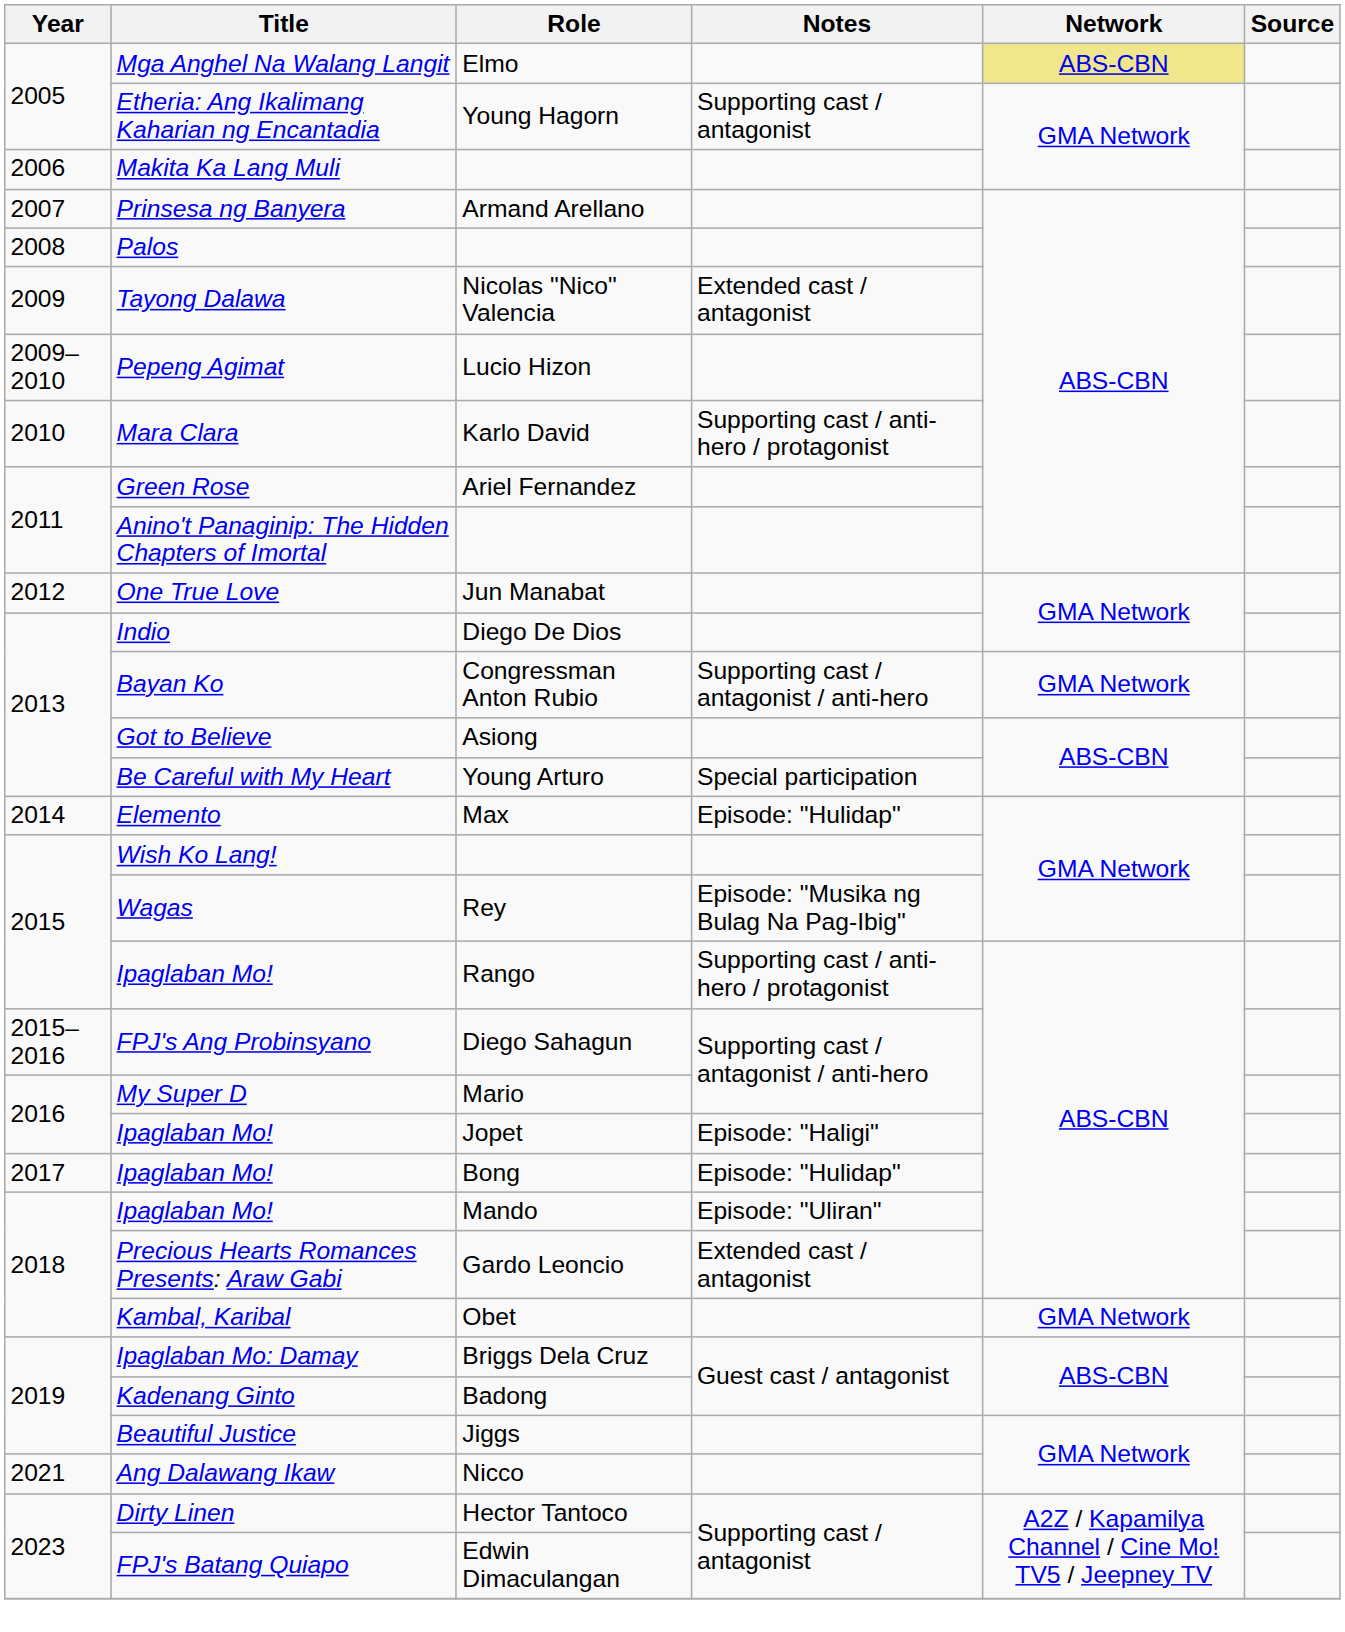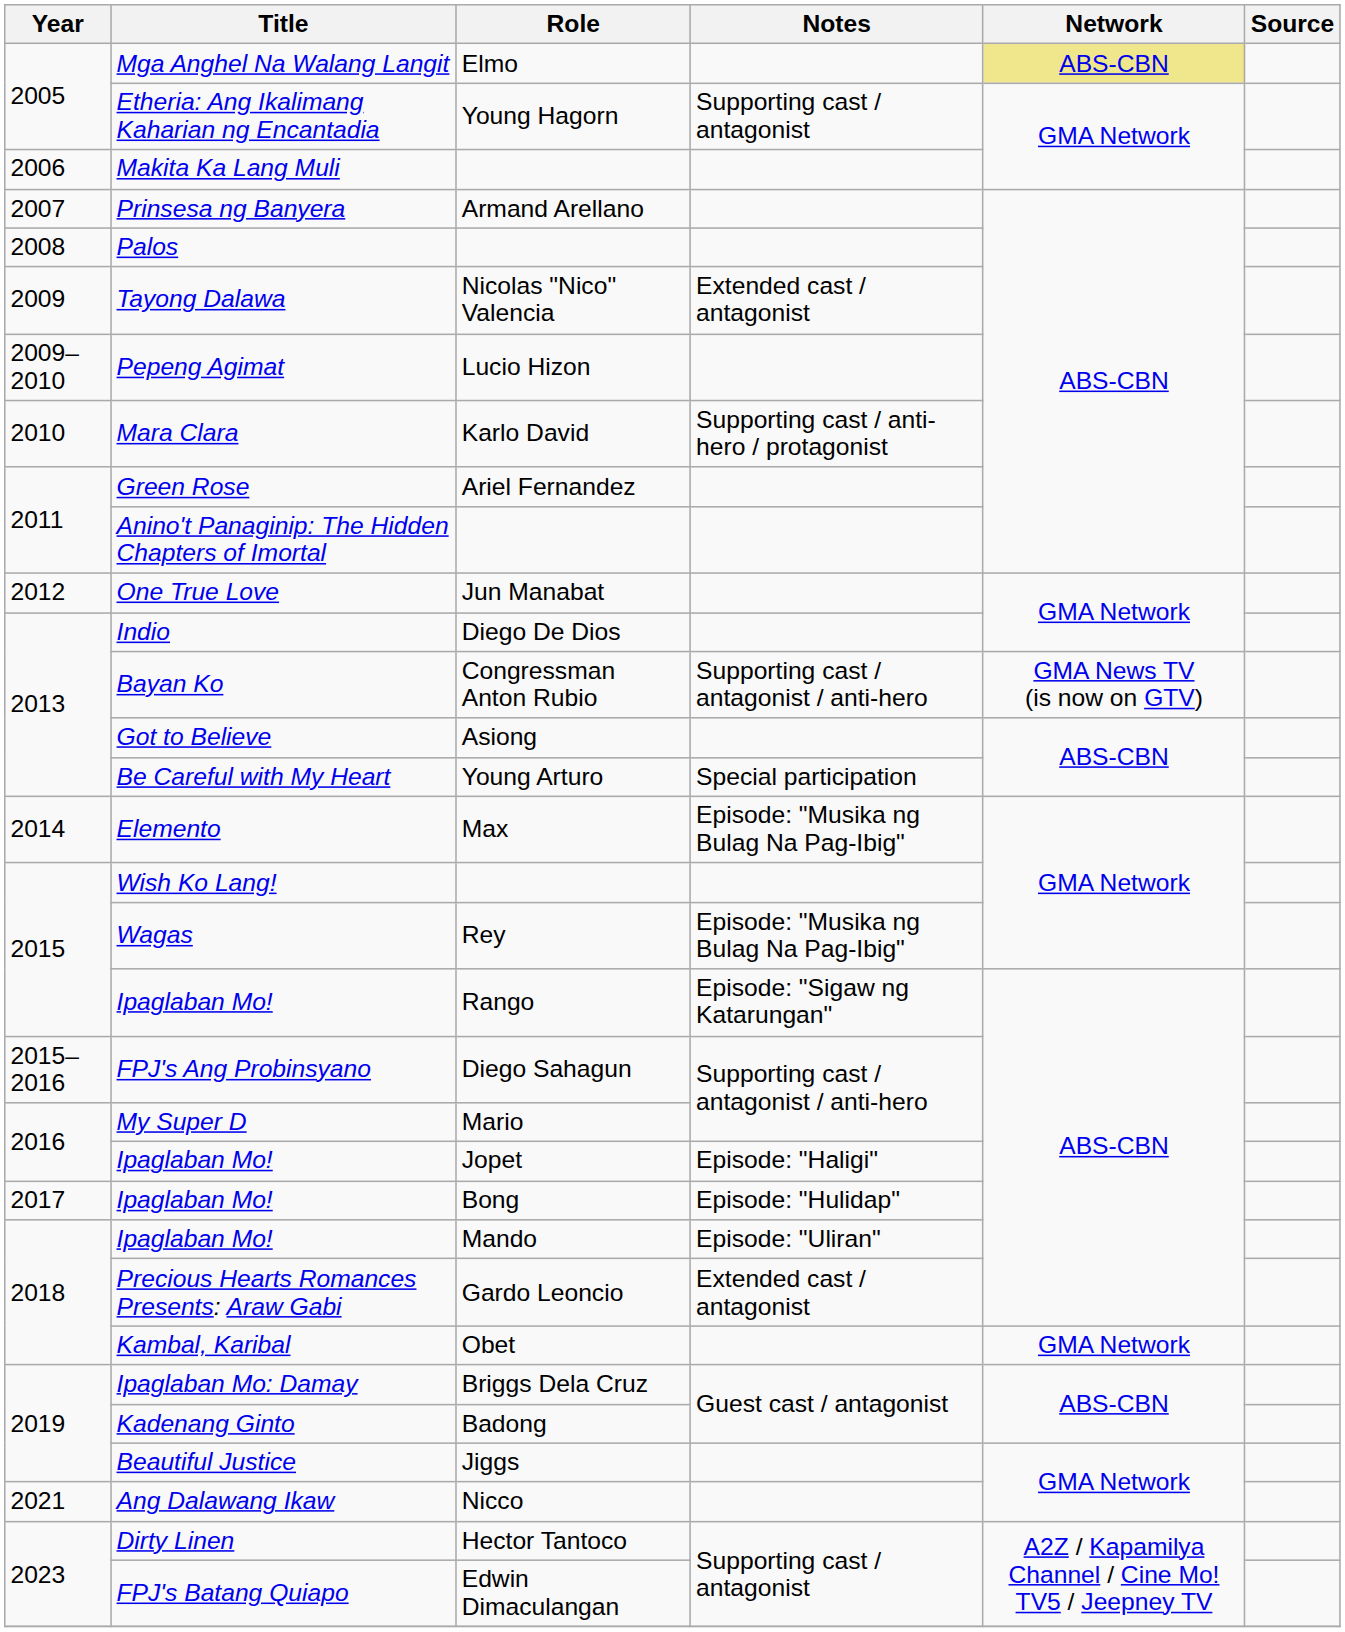(1114, 684) GMA Network -> (1114, 684) GMA News TV (is now on GTV)
(799, 815) Episode: "Hulidap" -> (808, 829) Episode: "Musika ng Bulag Na Pag-Ibig"
(817, 974) Supporting cast / anti-hero / protagonist -> (803, 1002) Episode: "Sigaw ng Katarungan"
